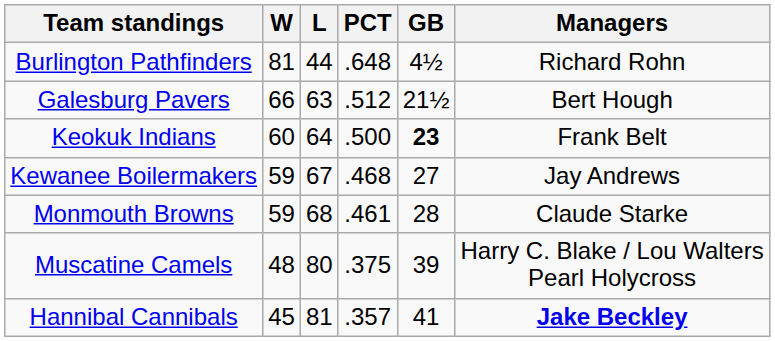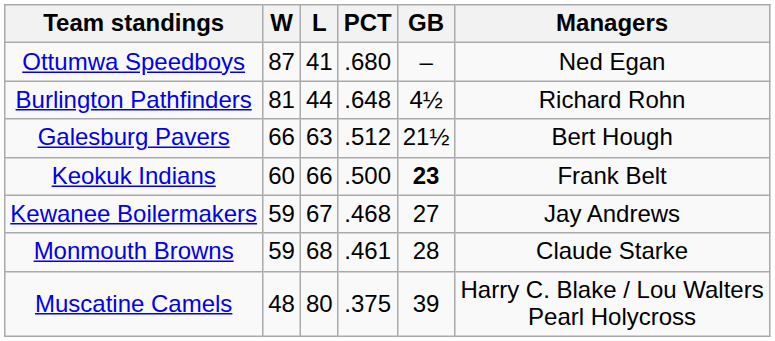+ row: (134, 61)
(319, 137) 64 -> (319, 175) 66
- row: (134, 316)
